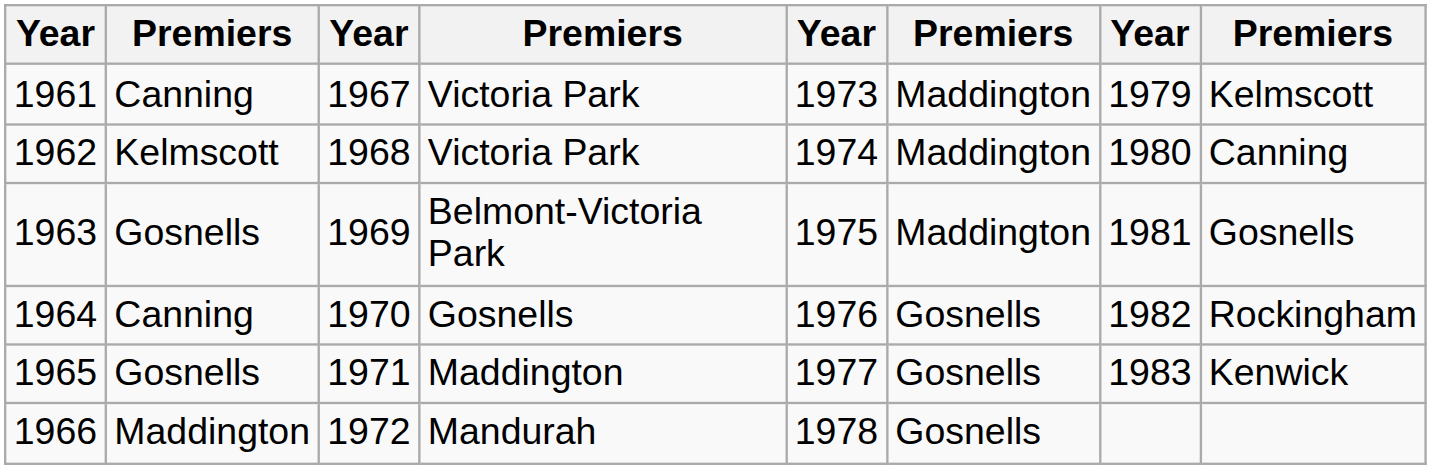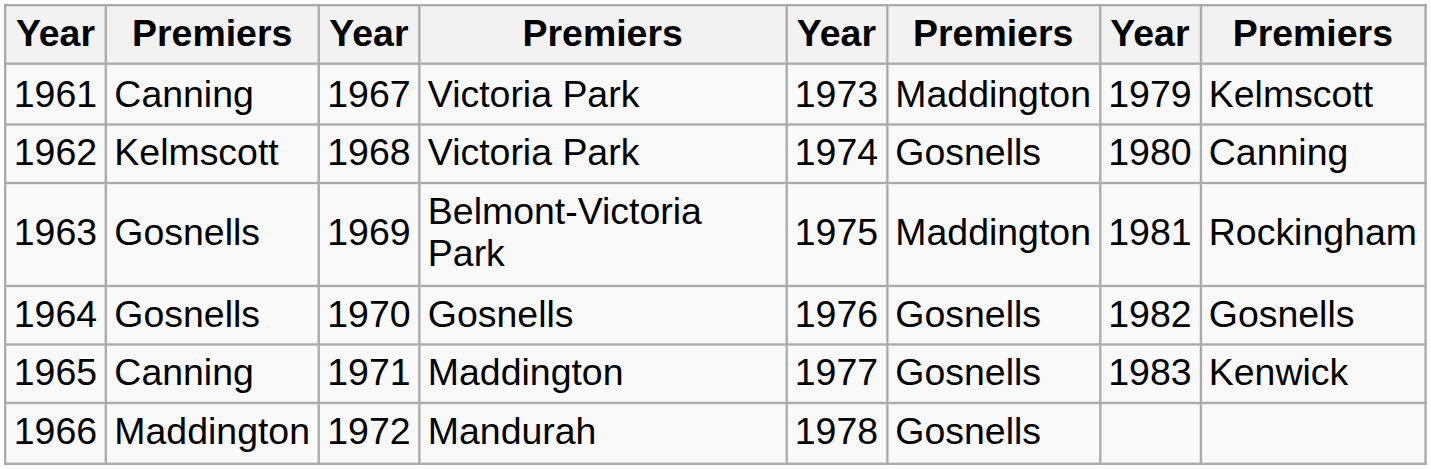(993, 152) Maddington -> (968, 152) Gosnells
(1282, 233) Gosnells -> (1313, 233) Rockingham
(184, 313) Canning -> (187, 313) Gosnells
(1313, 313) Rockingham -> (1282, 313) Gosnells
(187, 373) Gosnells -> (184, 373) Canning
